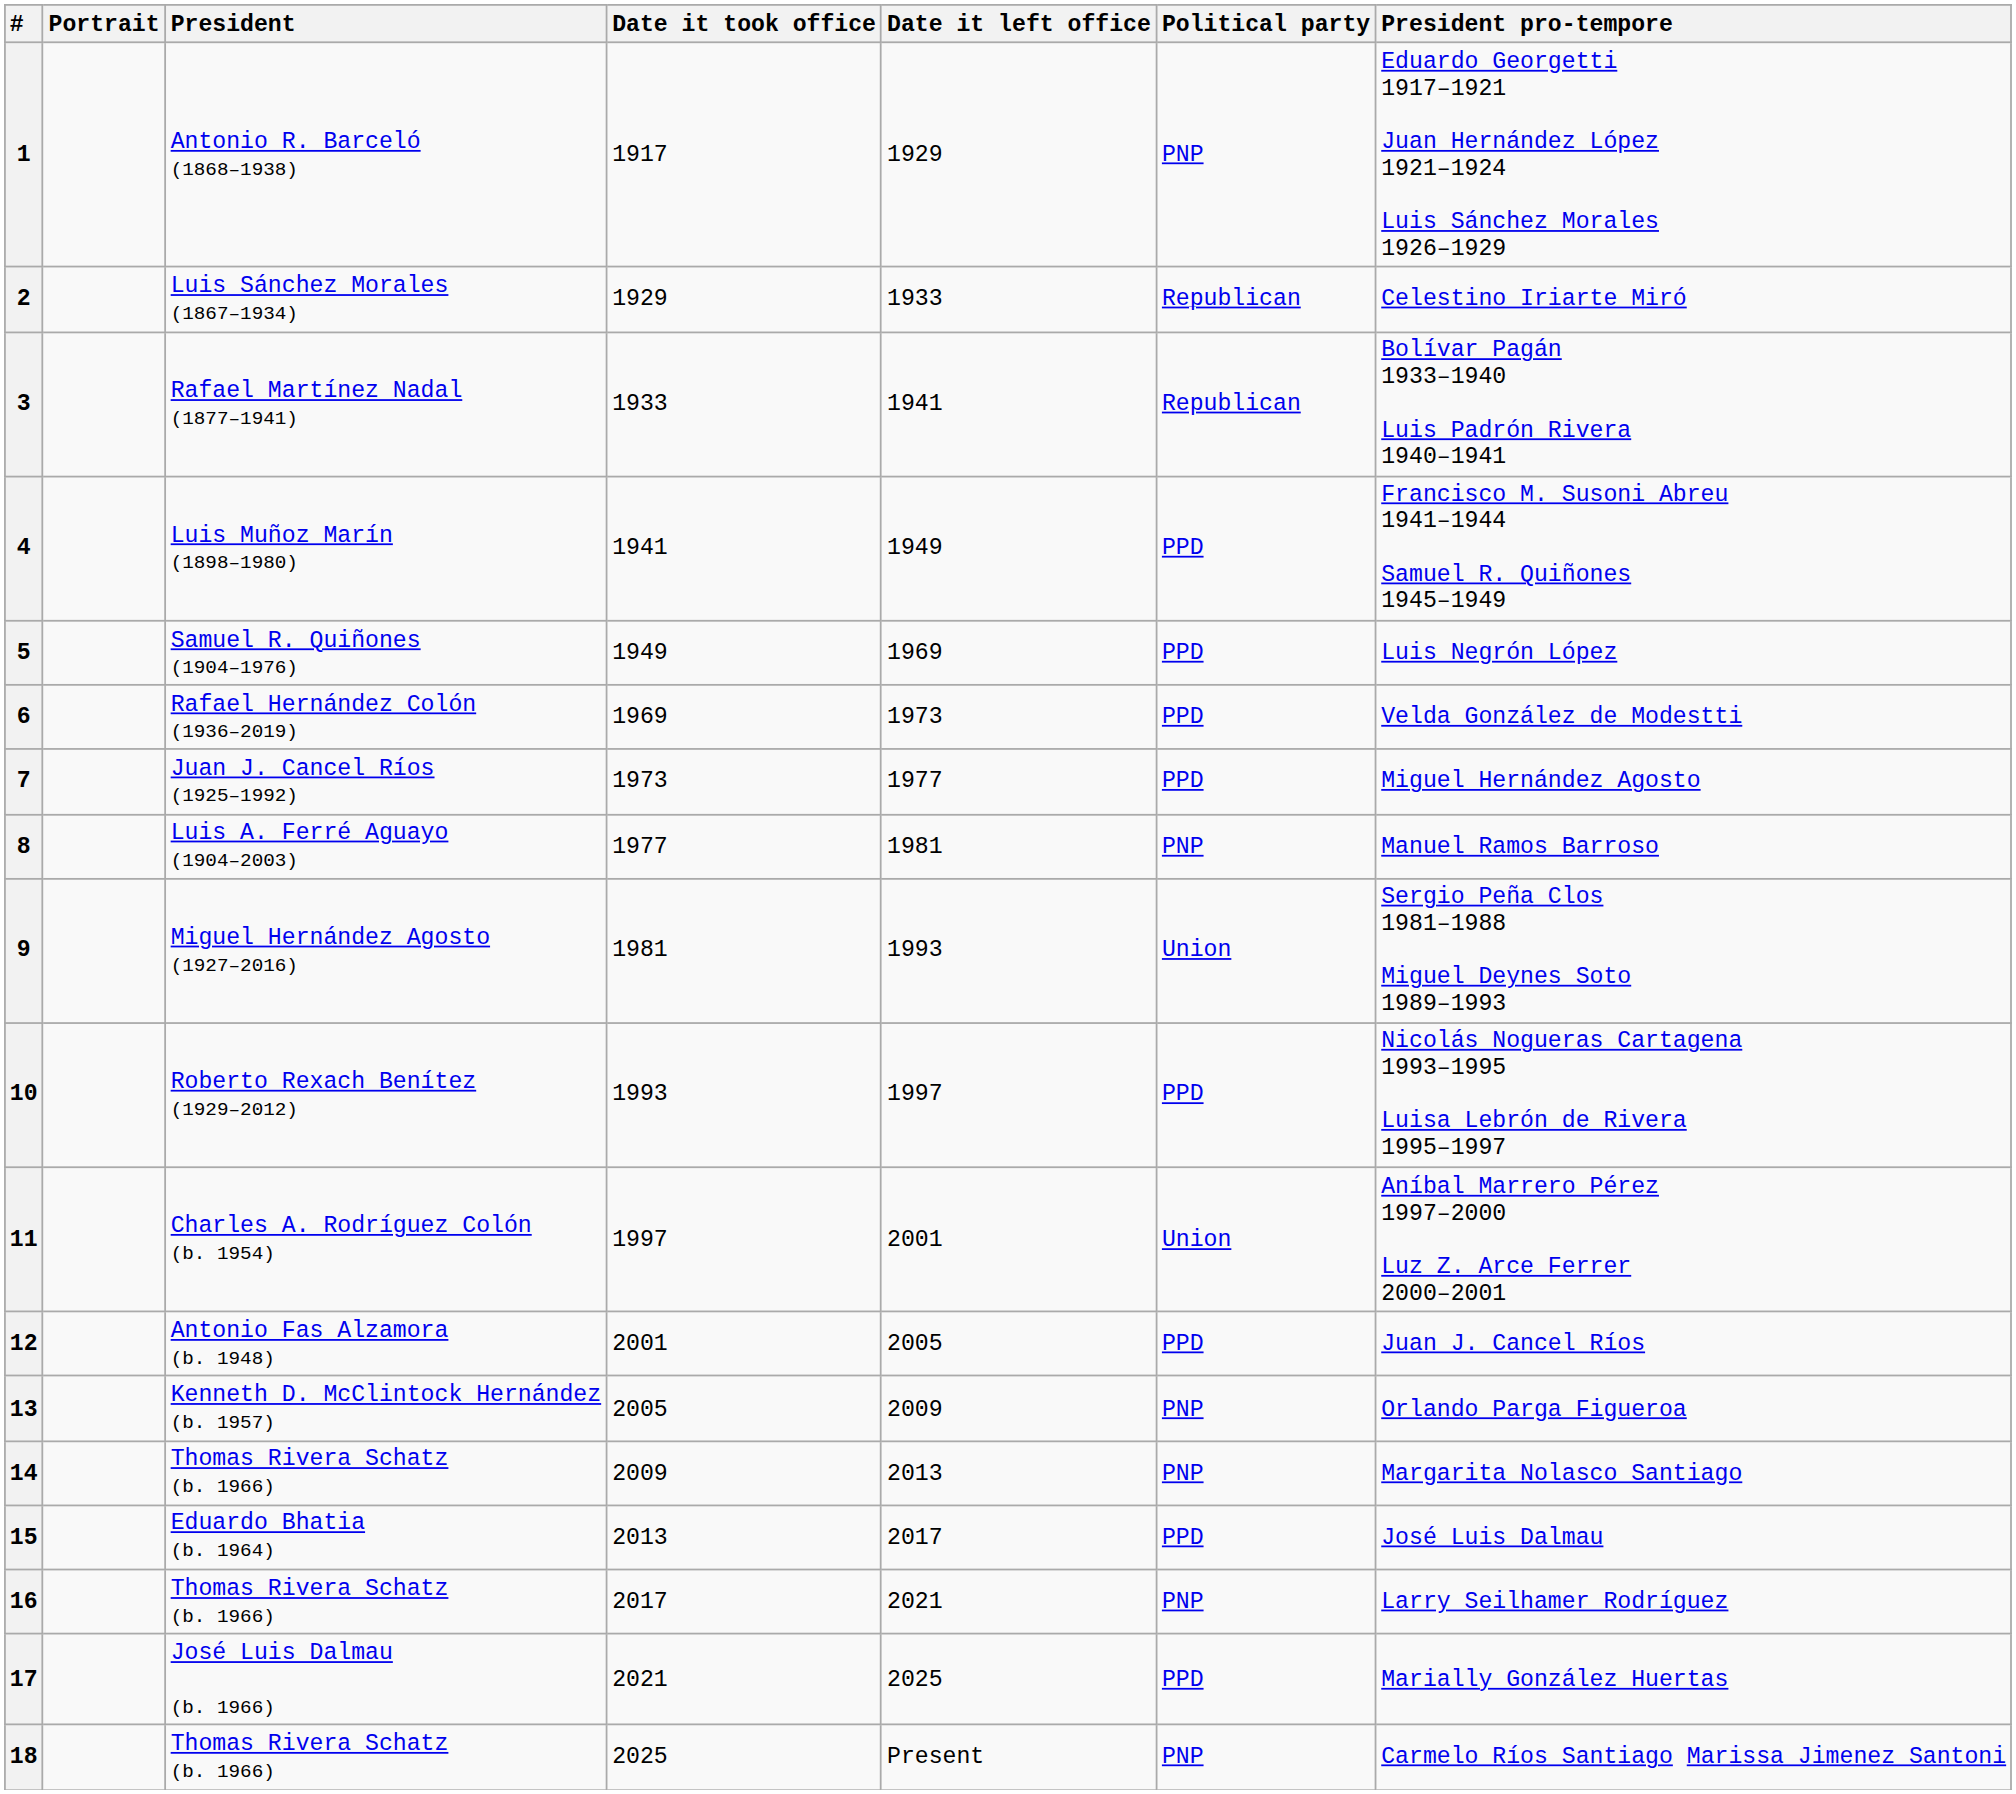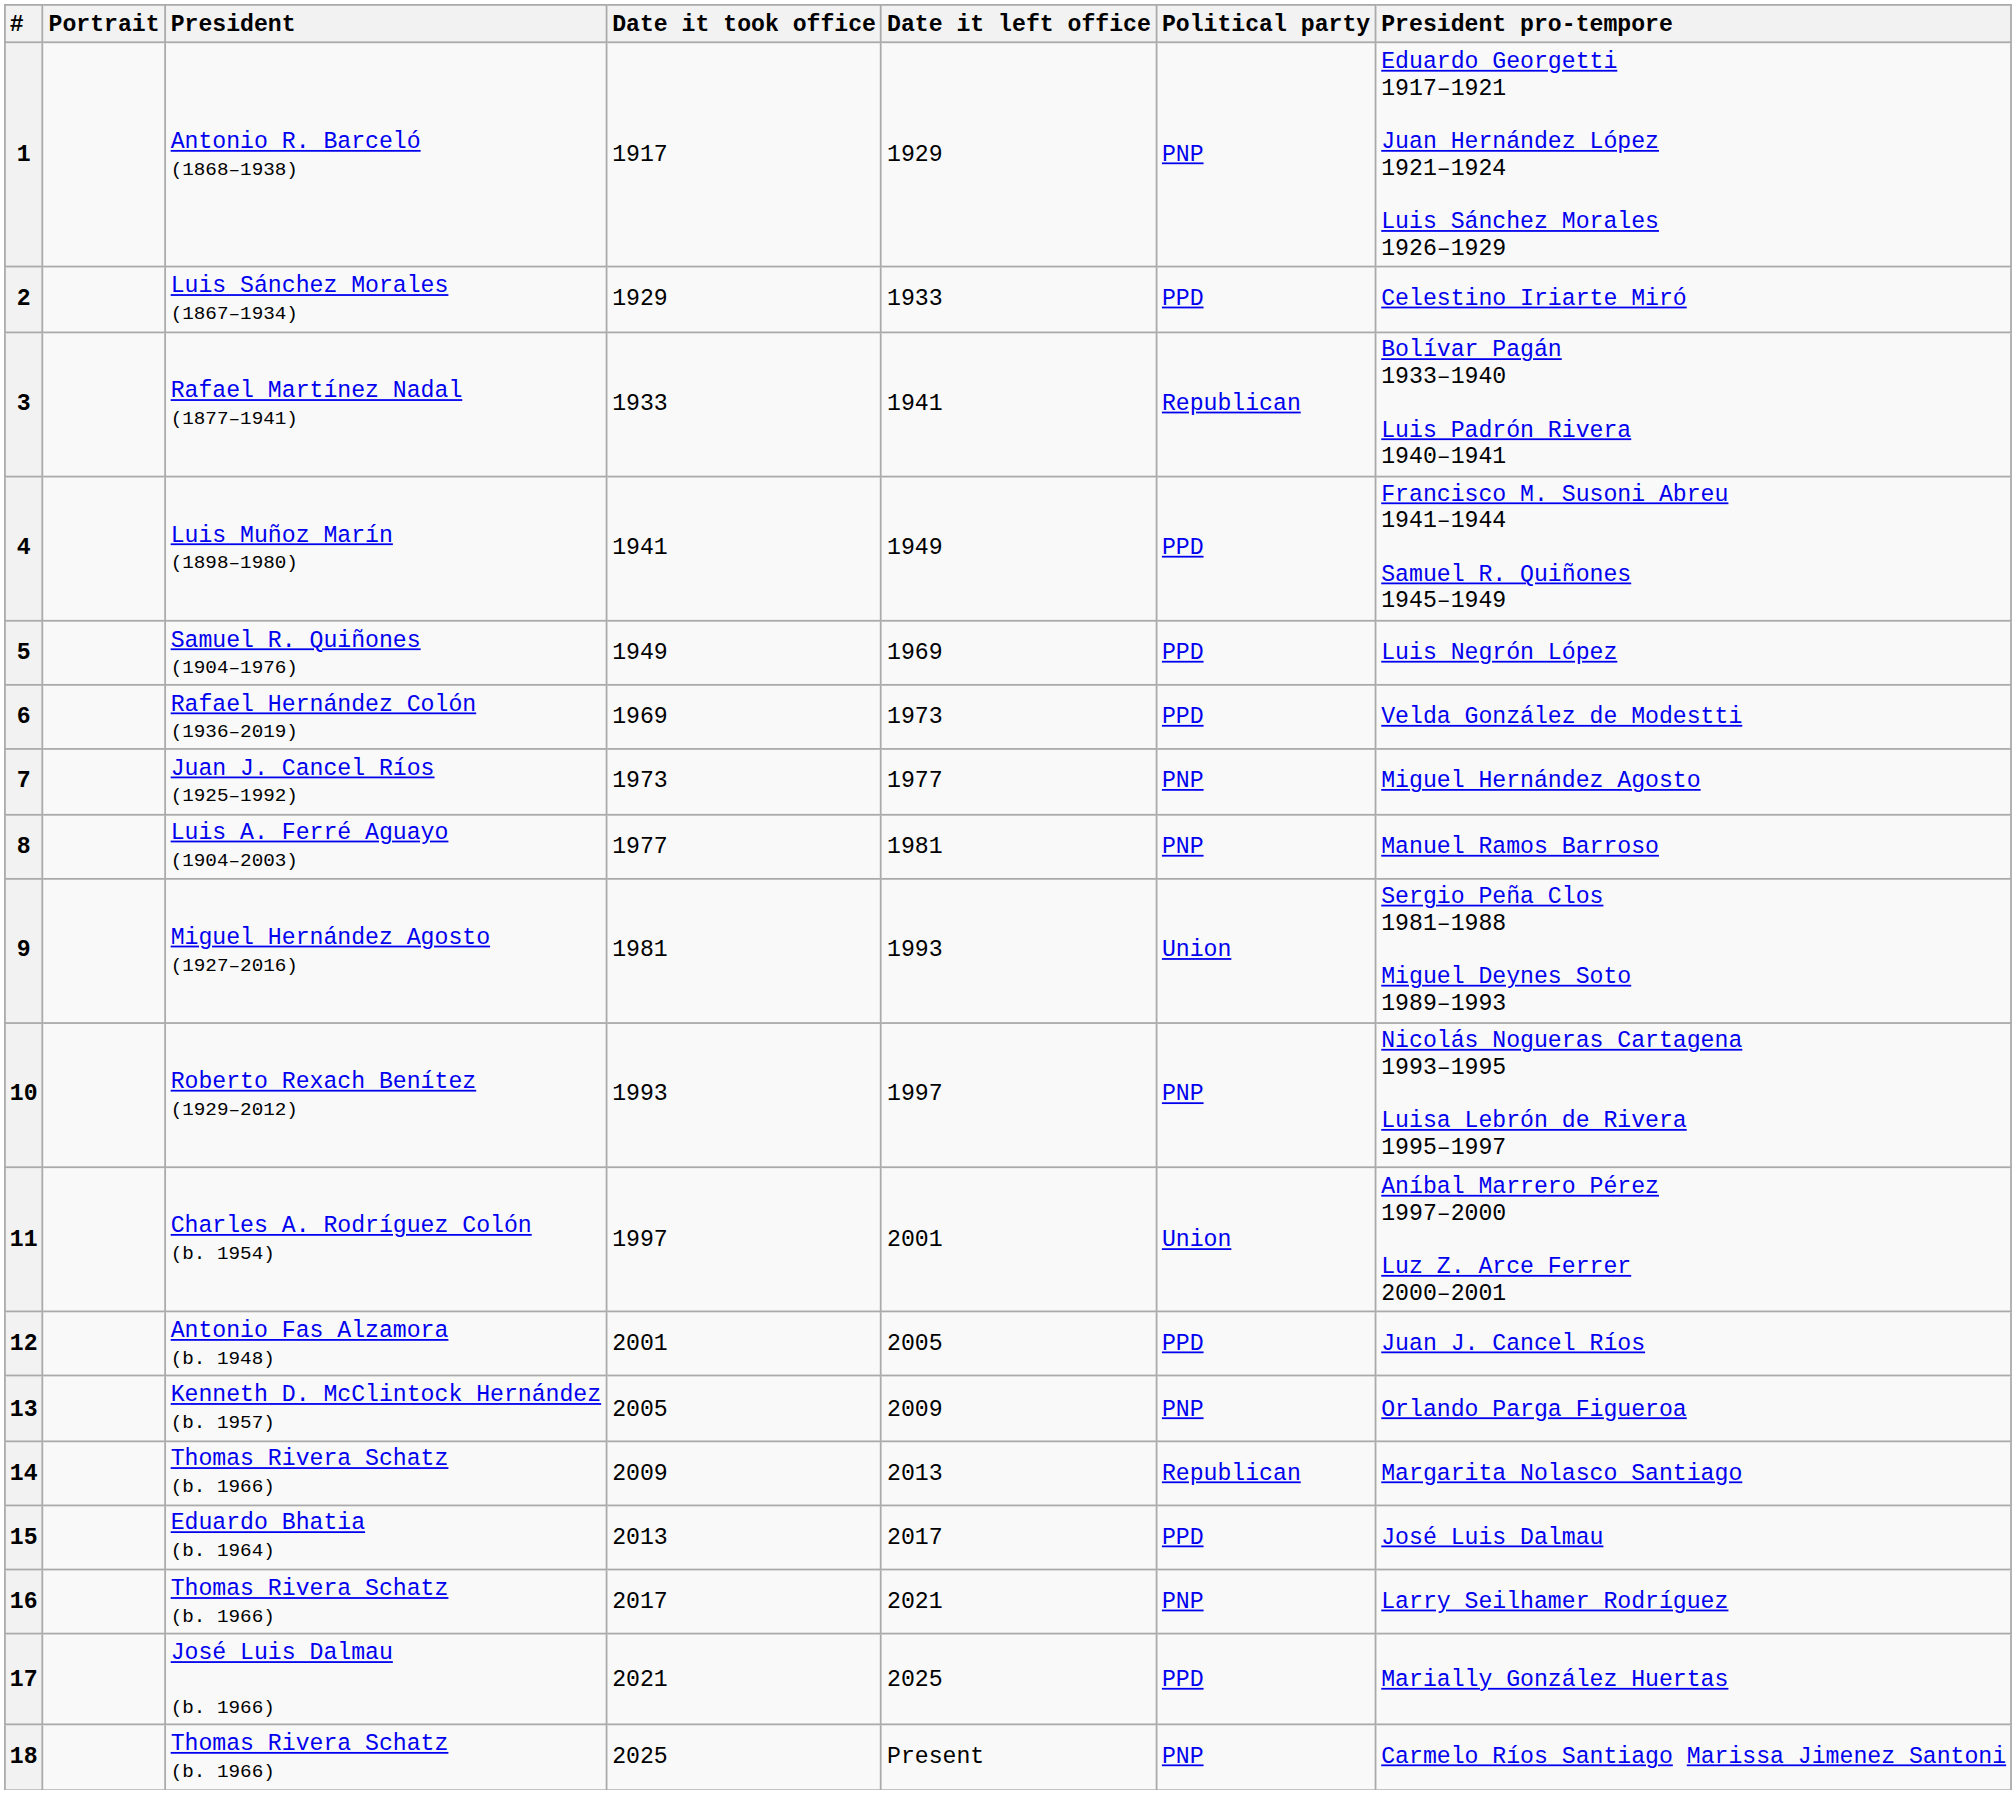(1231, 299) Republican -> (1183, 299) PPD
(1183, 782) PPD -> (1183, 782) PNP
(1183, 1095) PPD -> (1183, 1095) PNP
(1183, 1473) PNP -> (1231, 1473) Republican
